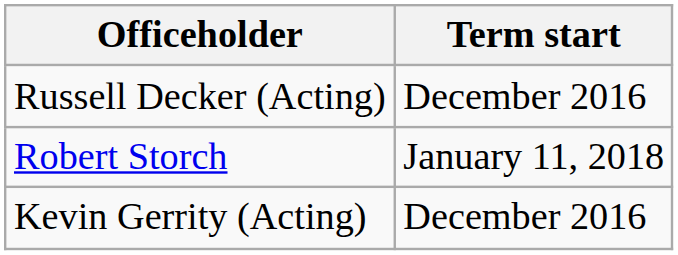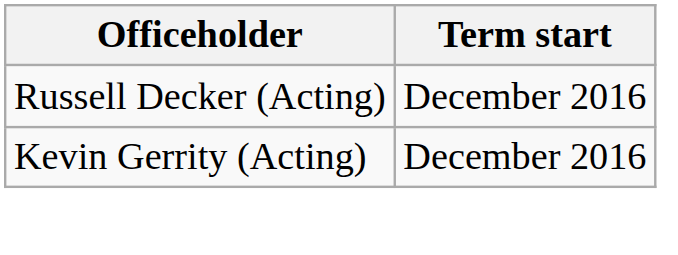- row: (121, 156)
